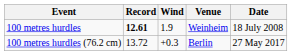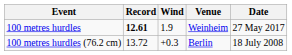(258, 27) 18 July 2008 -> (259, 27) 27 May 2017
(259, 43) 27 May 2017 -> (258, 43) 18 July 2008
